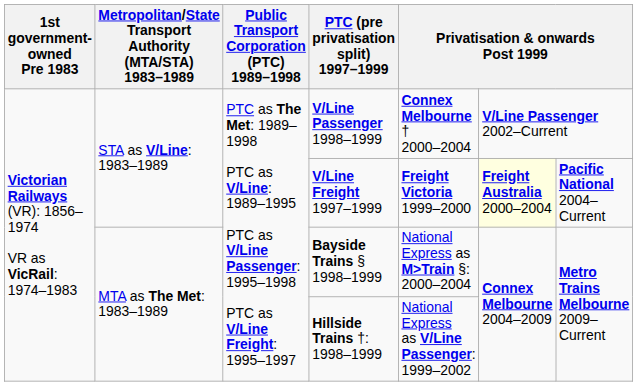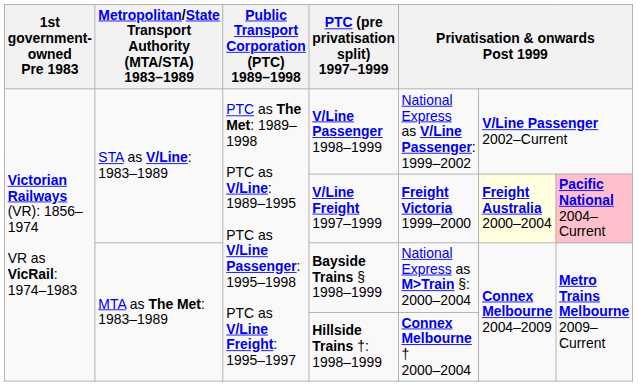(437, 123) Connex Melbourne † 2000–2004 -> (439, 131) National Express as V/Line Passenger: 1999–2002
(586, 192) no background -> (586, 208) pink background
(439, 338) National Express as V/Line Passenger: 1999–2002 -> (437, 346) Connex Melbourne † 2000–2004
